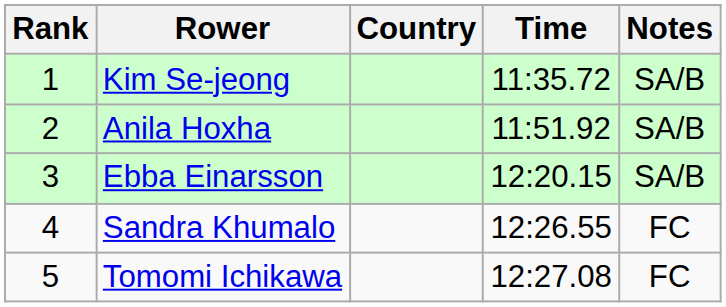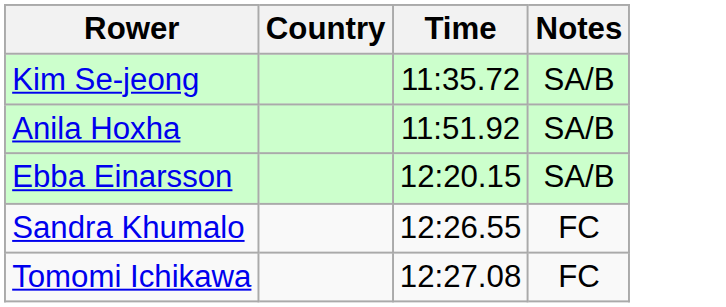- column: (50, 29)
